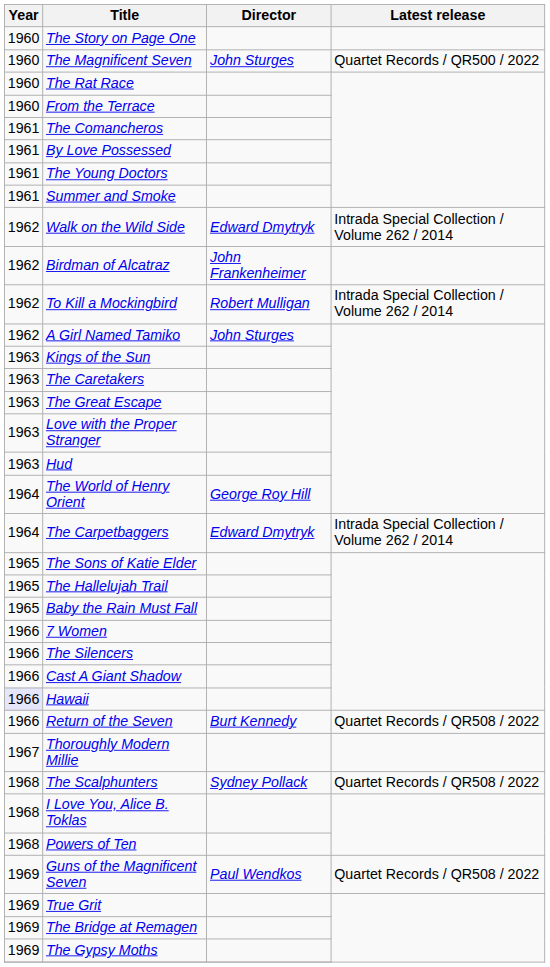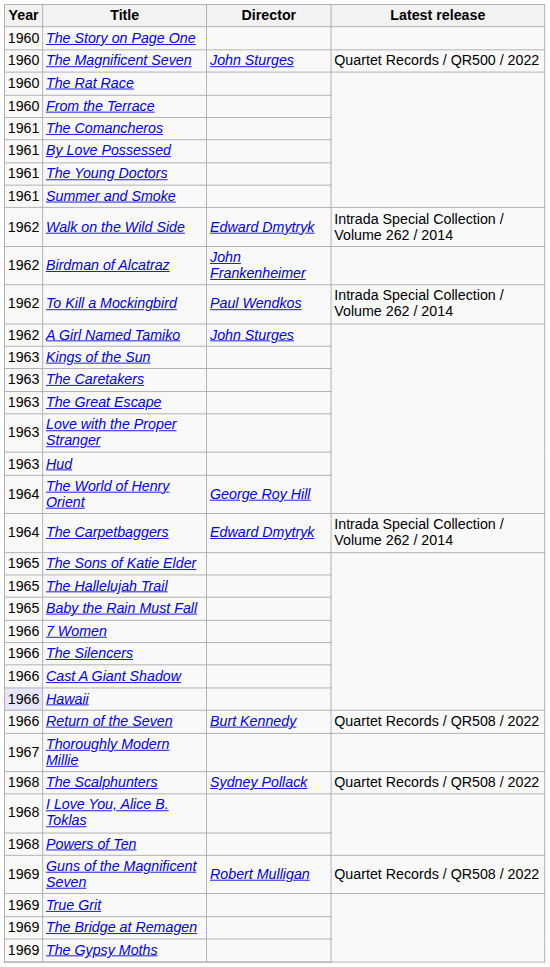(260, 304) Robert Mulligan -> (256, 304) Paul Wendkos
(256, 874) Paul Wendkos -> (260, 874) Robert Mulligan
